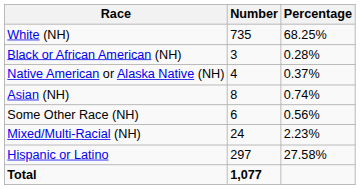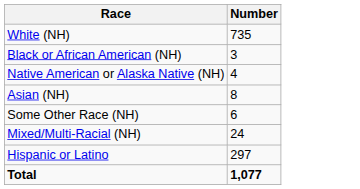- column: (318, 14)
